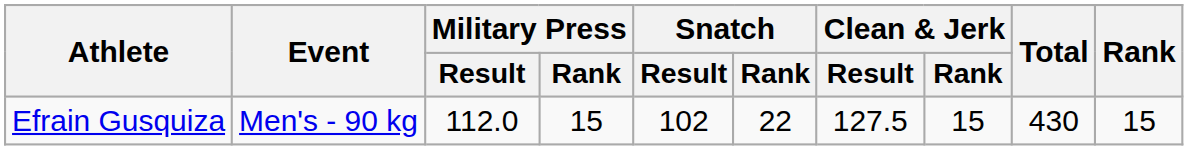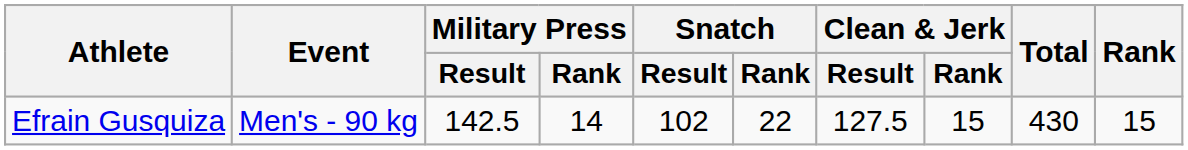(482, 121) 112.0 -> (482, 121) 142.5
(586, 121) 15 -> (586, 121) 14
